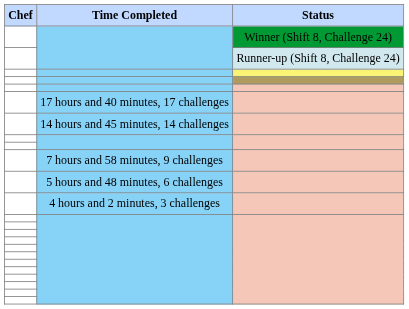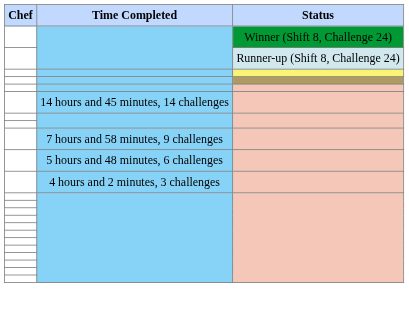- row: (135, 102)
